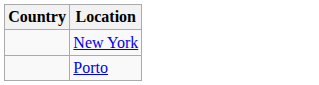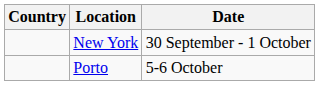+ column: (228, 17)
